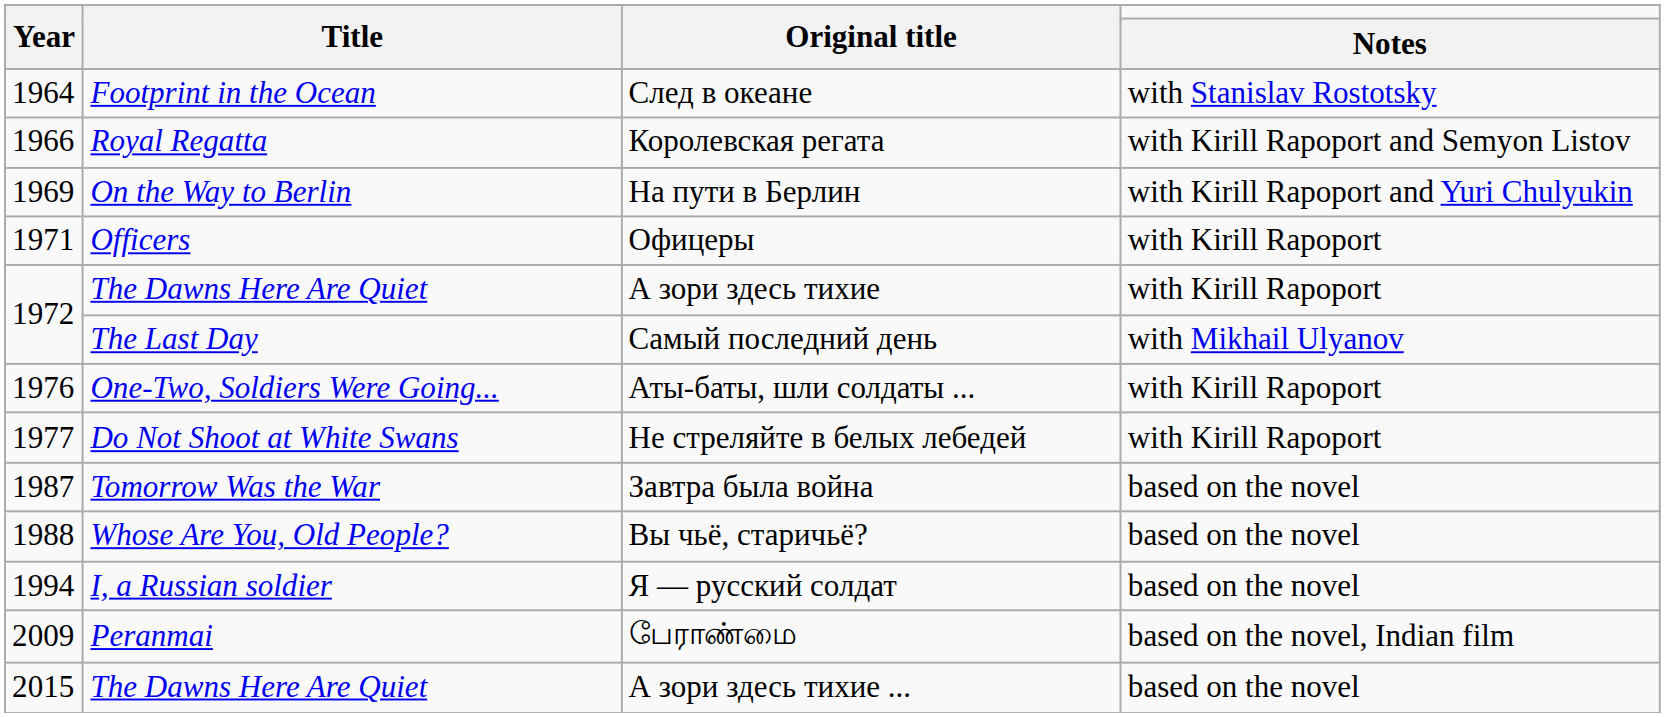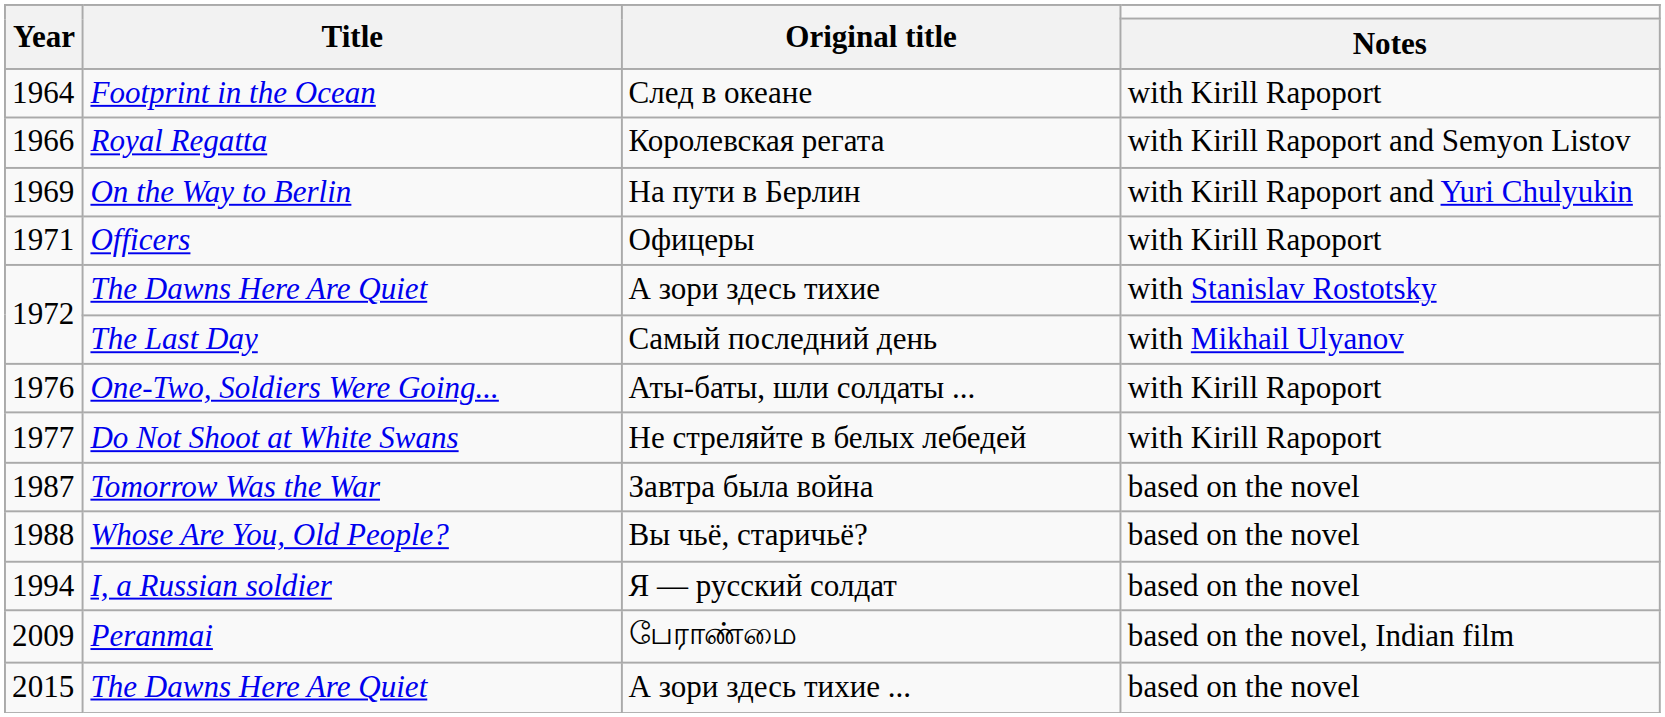(1282, 92) with Stanislav Rostotsky -> (1255, 92) with Kirill Rapoport
(1255, 289) with Kirill Rapoport -> (1282, 289) with Stanislav Rostotsky
